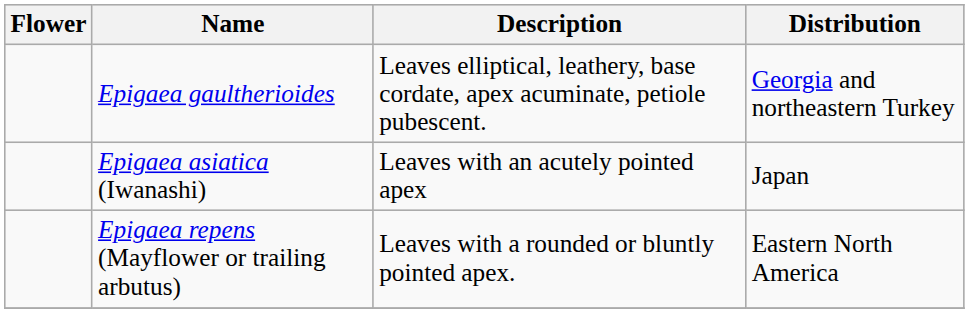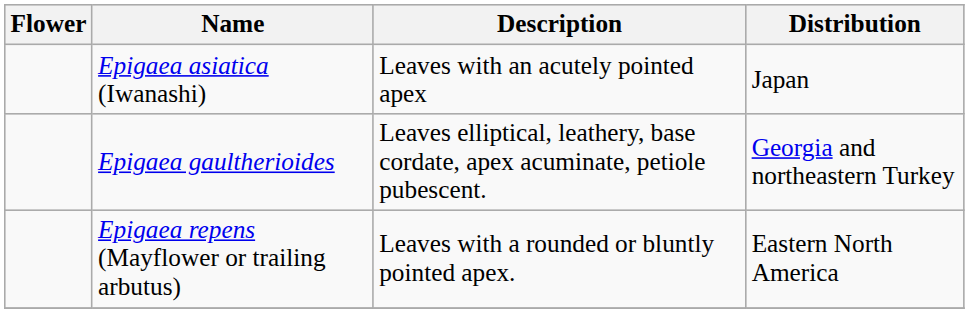rows swapped: (183, 175) <-> (216, 93)
